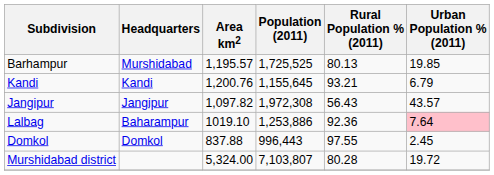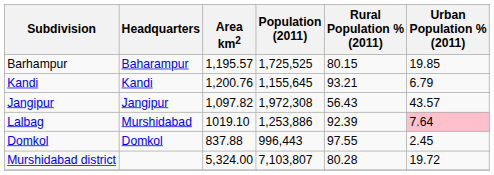(157, 64) Murshidabad -> (155, 64) Baharampur
(342, 64) 80.13 -> (342, 64) 80.15
(155, 121) Baharampur -> (157, 121) Murshidabad
(342, 121) 92.36 -> (342, 121) 92.39
